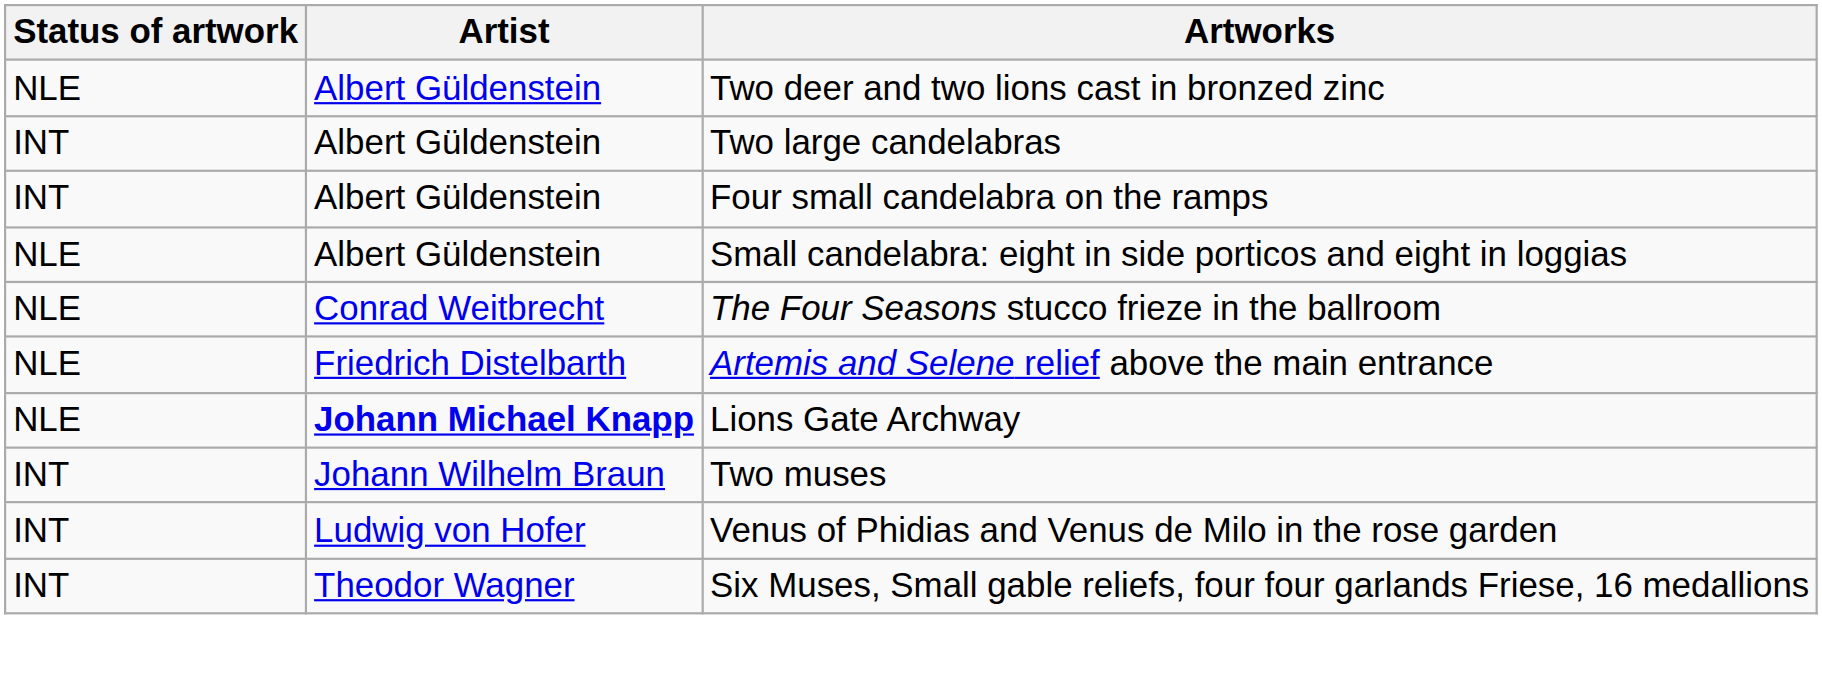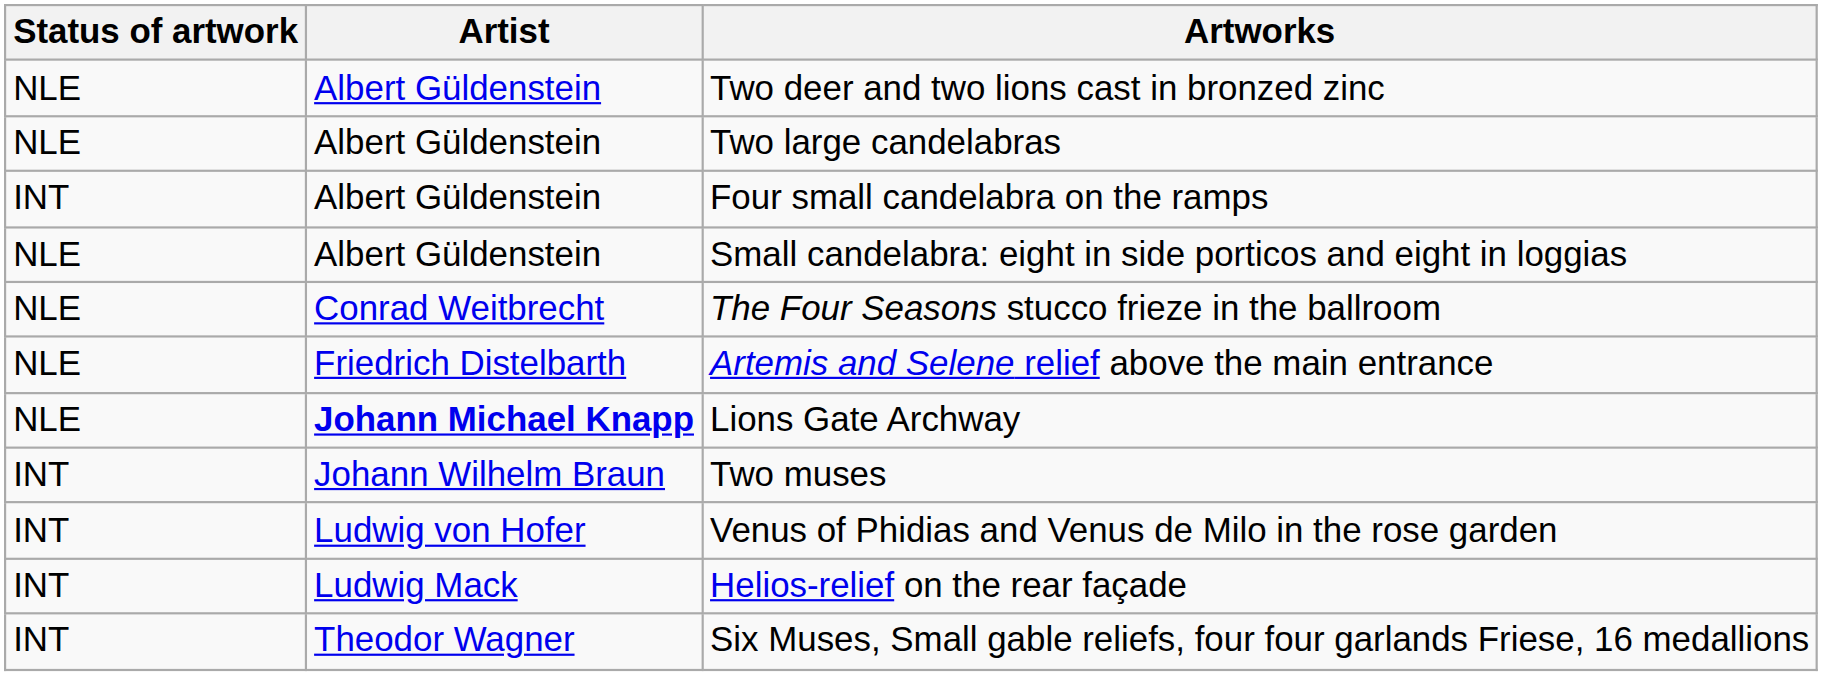(41, 142) INT -> (47, 142) NLE
+ row: (949, 585)
